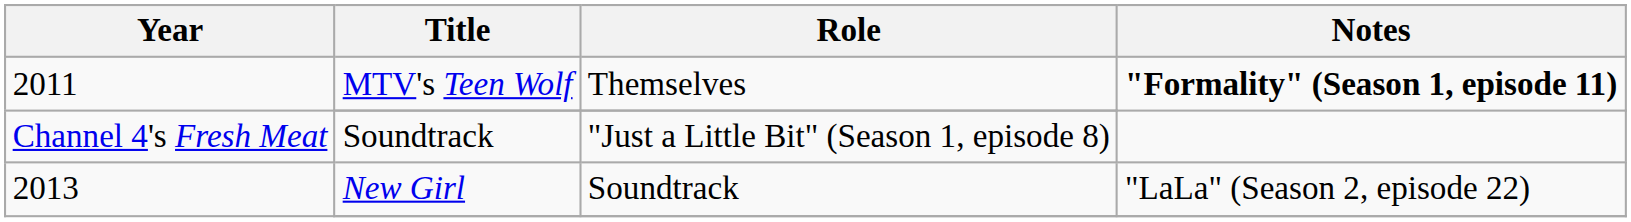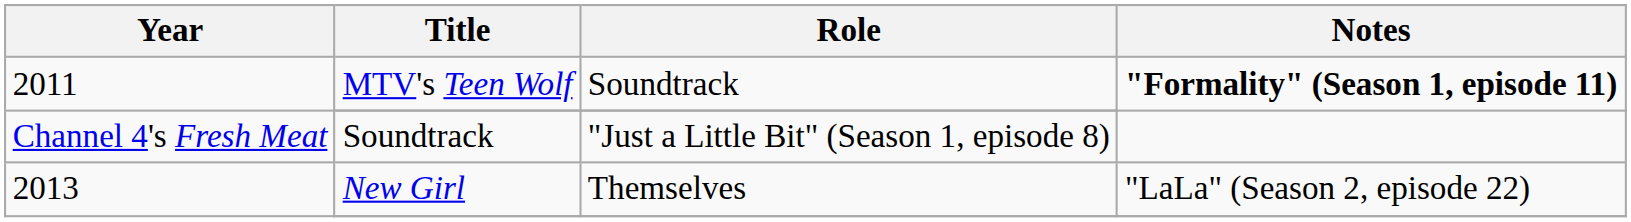(667, 83) Themselves -> (663, 83) Soundtrack
(663, 188) Soundtrack -> (667, 188) Themselves
